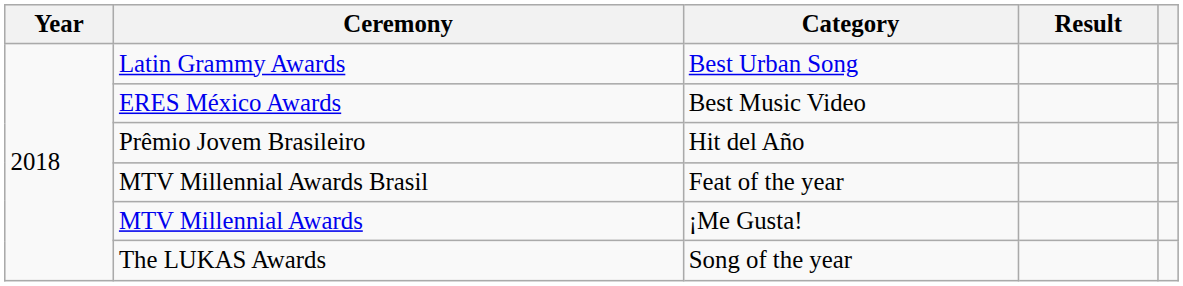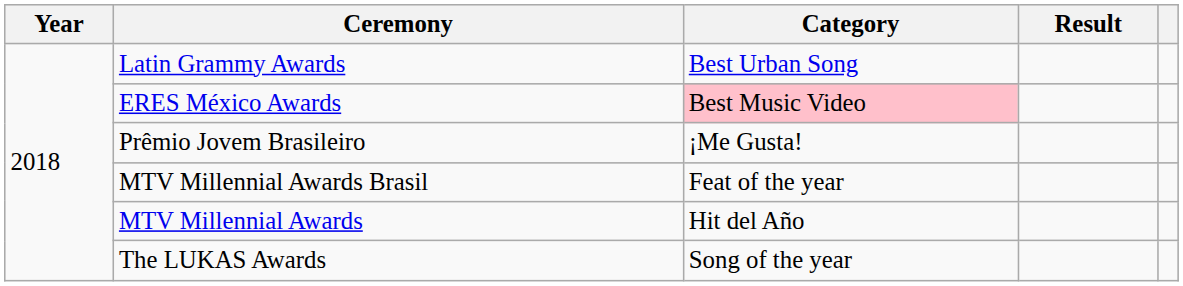(777, 102) no background -> (777, 102) pink background
(747, 142) Hit del Año -> (746, 142) ¡Me Gusta!
(746, 220) ¡Me Gusta! -> (747, 220) Hit del Año
